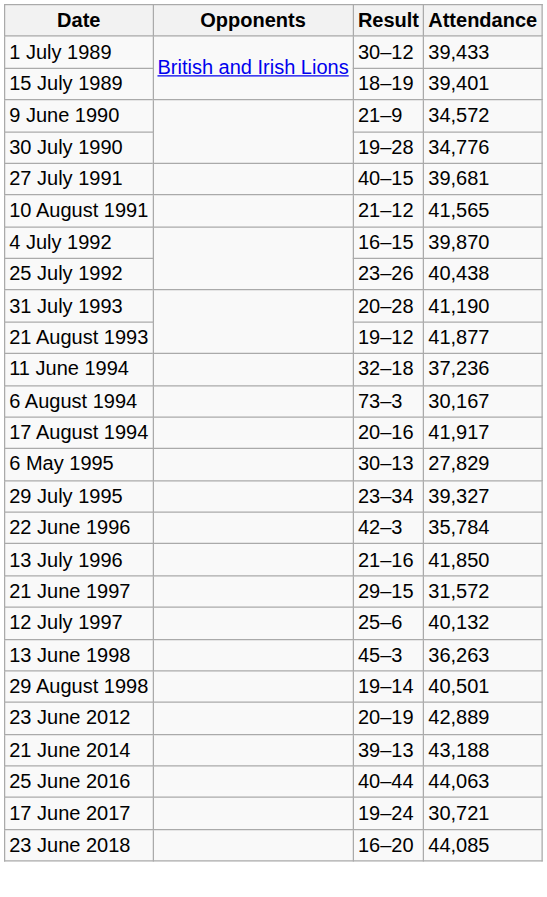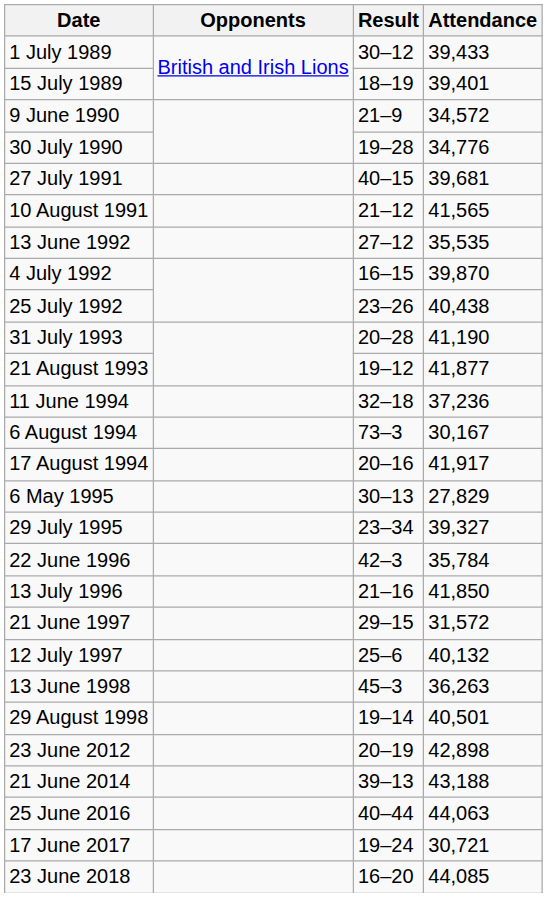+ row: (70, 242)
(459, 718) 42,889 -> (459, 749) 42,898
